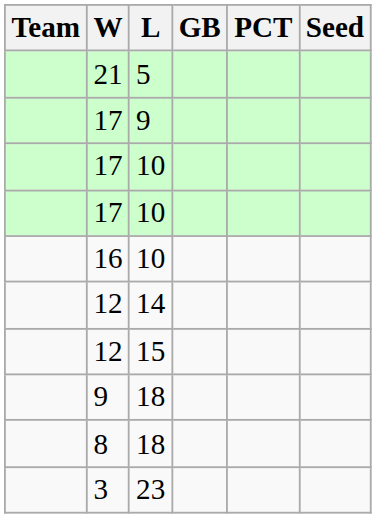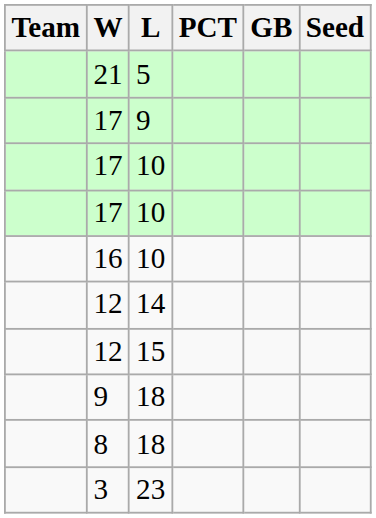columns swapped: (263, 27) <-> (200, 27)
